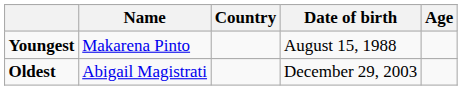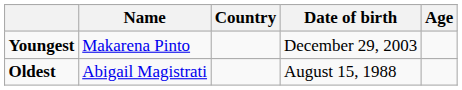(340, 44) August 15, 1988 -> (351, 44) December 29, 2003
(351, 71) December 29, 2003 -> (340, 71) August 15, 1988
